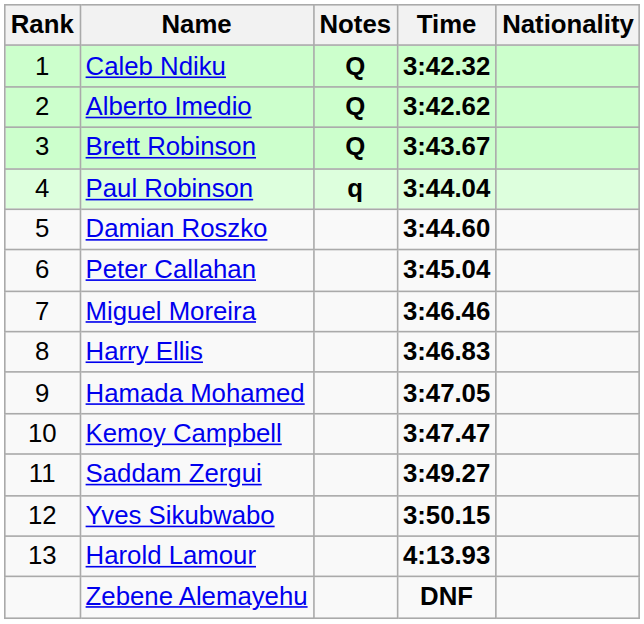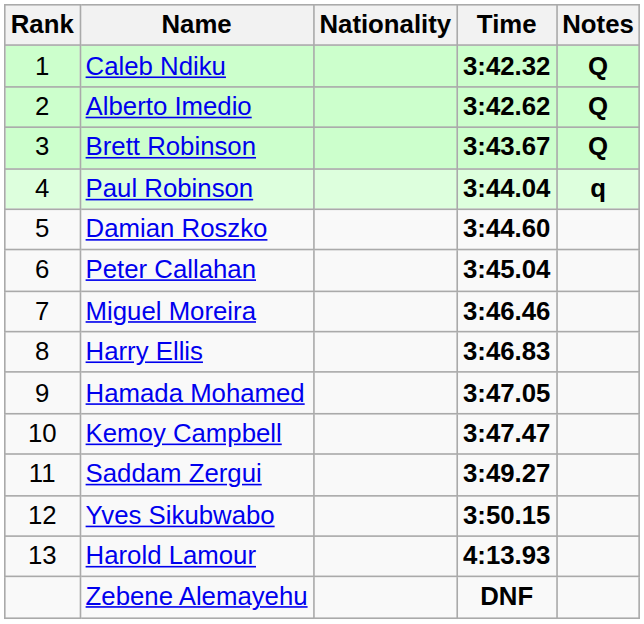columns swapped: (568, 24) <-> (355, 24)
